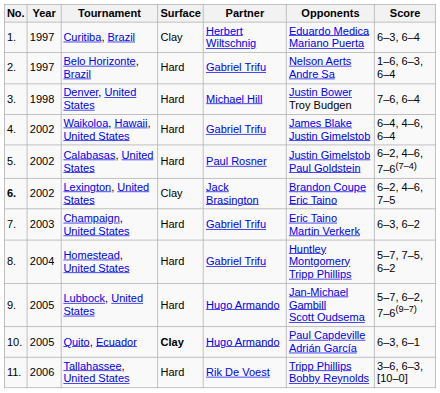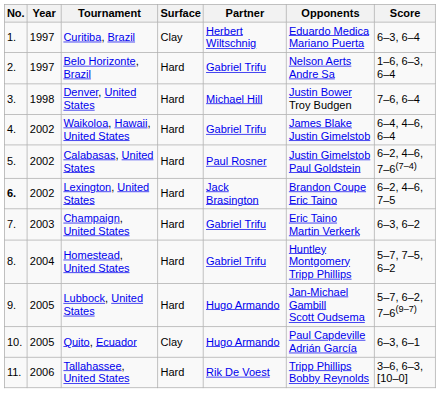(172, 193) Clay -> (172, 193) Hard
(172, 341) bold -> (172, 341) normal
